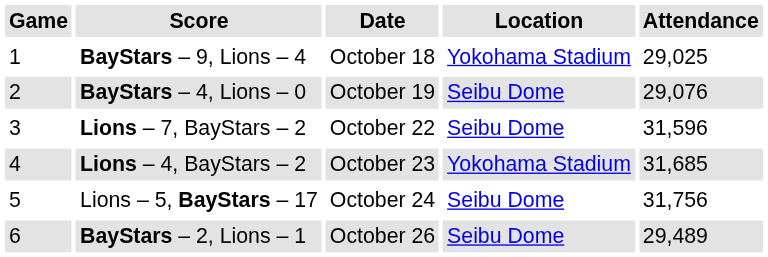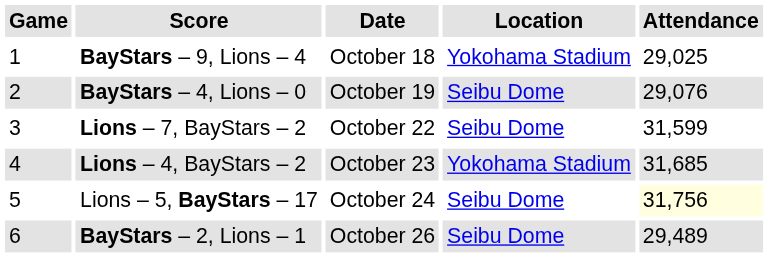(675, 128) 31,596 -> (675, 128) 31,599
(675, 200) no background -> (675, 200) lightyellow background
